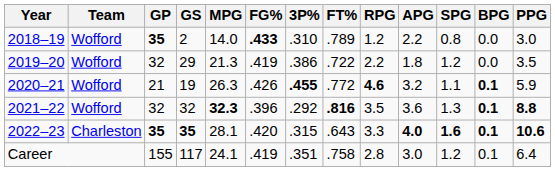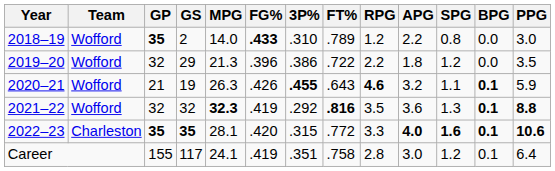(263, 62) .419 -> (263, 62) .396
(341, 85) .772 -> (341, 85) .643
(263, 108) .396 -> (263, 108) .419
(341, 131) .643 -> (341, 131) .772
